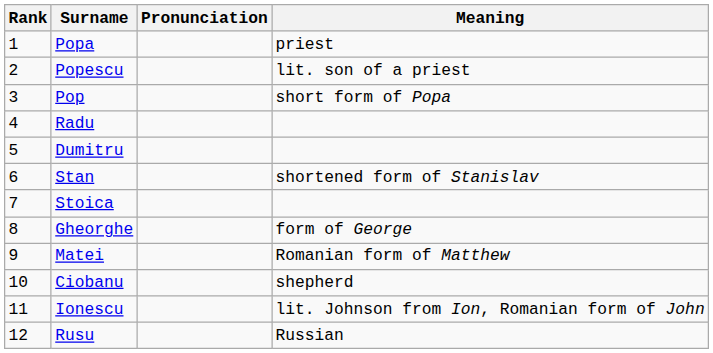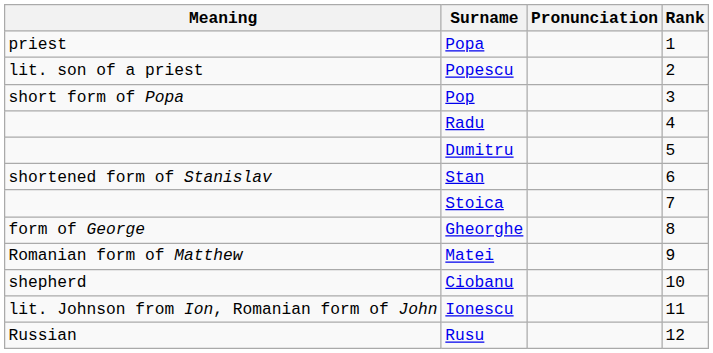columns swapped: (28, 18) <-> (490, 18)
